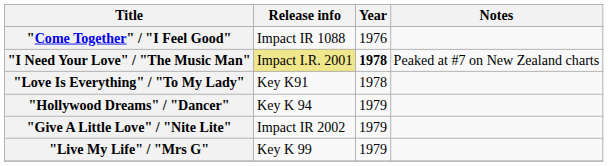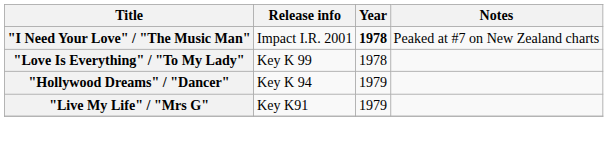- row: (129, 37)
(305, 60) khaki background -> (305, 37) no background
(283, 82) Key K91 -> (284, 60) Key K 99
- row: (129, 127)
(284, 149) Key K 99 -> (283, 104) Key K91
